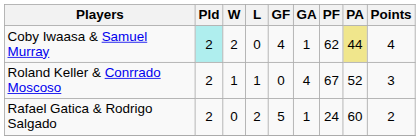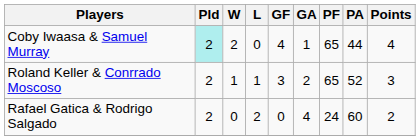(331, 44) 62 -> (331, 44) 65
(355, 44) khaki background -> (355, 44) no background
(281, 80) 0 -> (281, 80) 3
(307, 80) 4 -> (307, 80) 2
(331, 80) 67 -> (331, 80) 65
(281, 116) 5 -> (281, 116) 0
(307, 116) 1 -> (307, 116) 4
